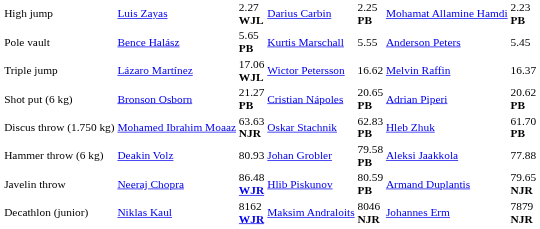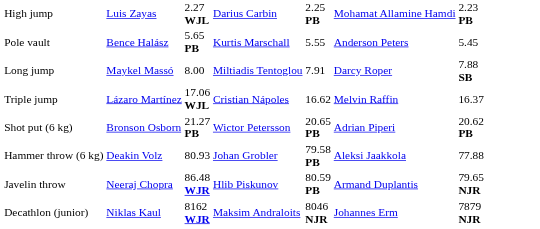+ row: (29, 70)
(306, 70) Wictor Petersson -> (251, 99) Cristian Nápoles
(305, 99) Cristian Nápoles -> (252, 127) Wictor Petersson
- row: (59, 127)
